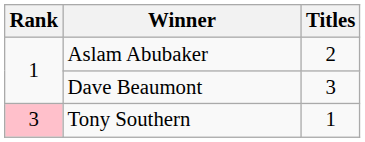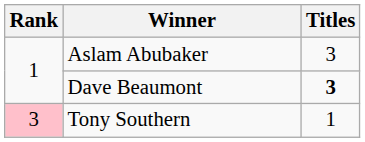(331, 53) 2 -> (331, 53) 3
(331, 86) normal -> (331, 86) bold
